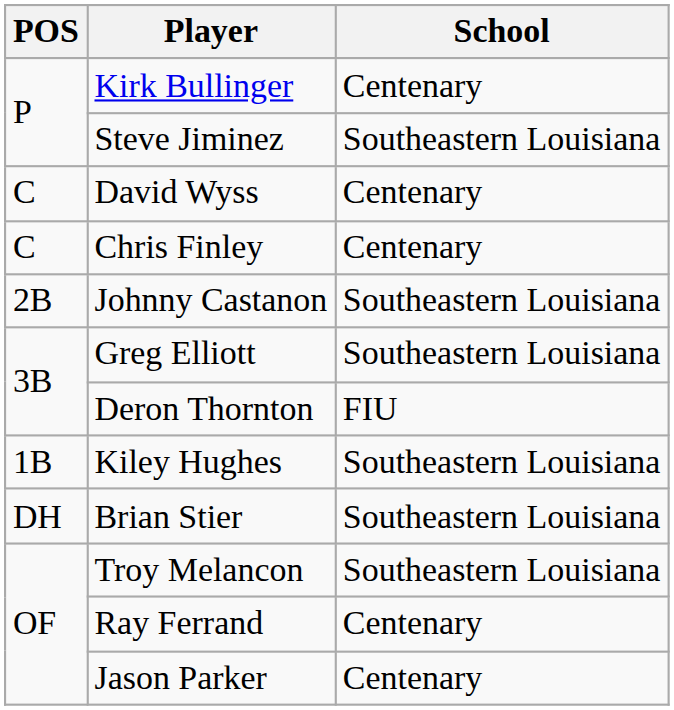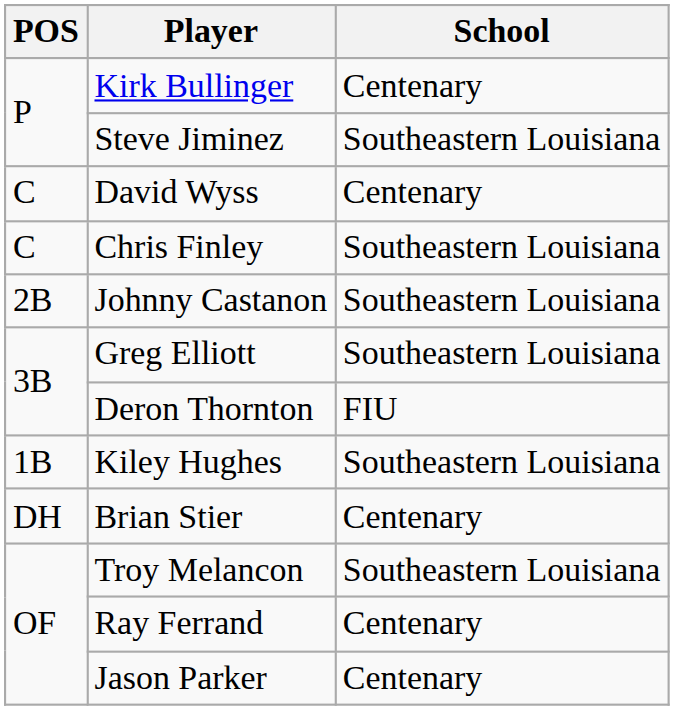(413, 246) Centenary -> (502, 246) Southeastern Louisiana
(502, 515) Southeastern Louisiana -> (413, 515) Centenary
